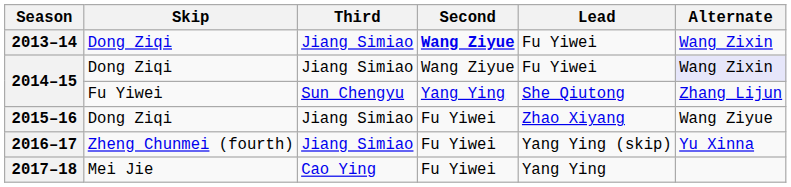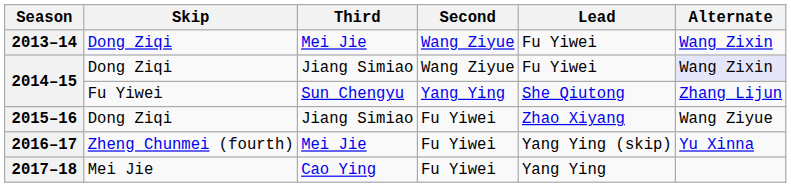(357, 43) Jiang Simiao -> (334, 43) Mei Jie
(468, 43) bold -> (468, 43) normal
(357, 144) Jiang Simiao -> (334, 144) Mei Jie
